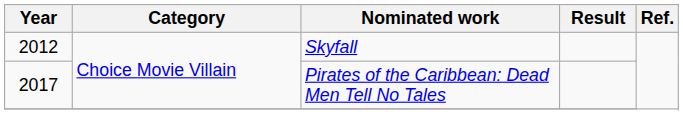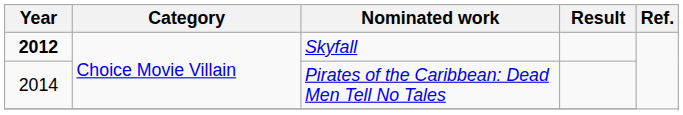(38, 46) normal -> (38, 46) bold
(38, 84) 2017 -> (38, 84) 2014
